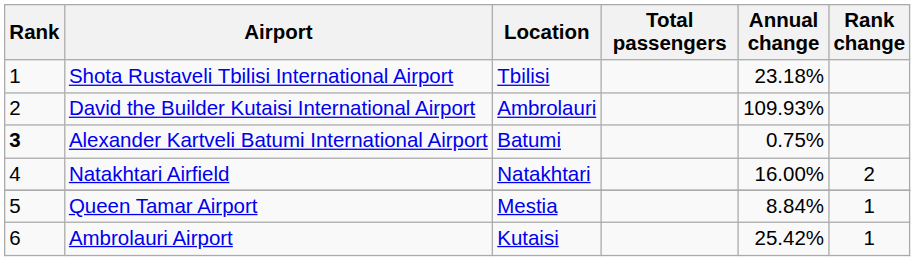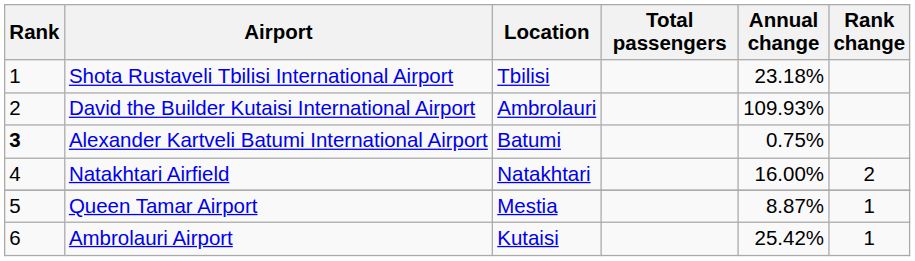(795, 206) 8.84% -> (795, 206) 8.87%
